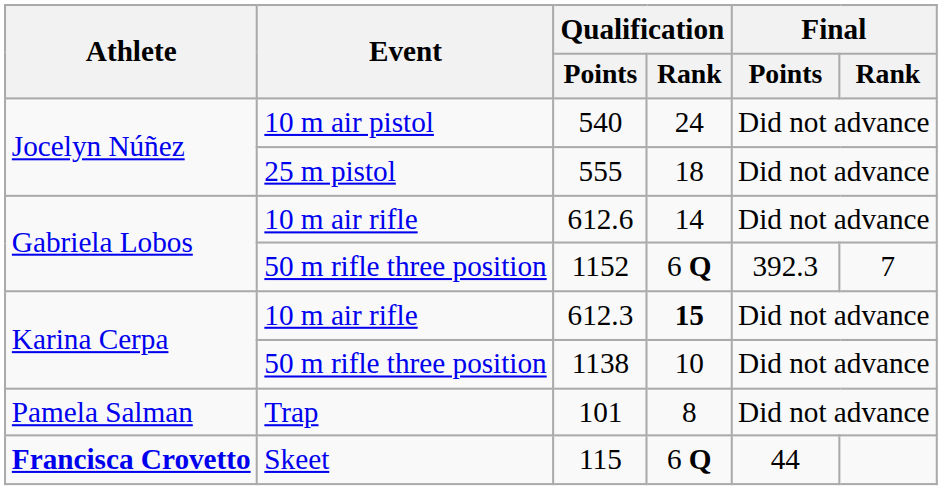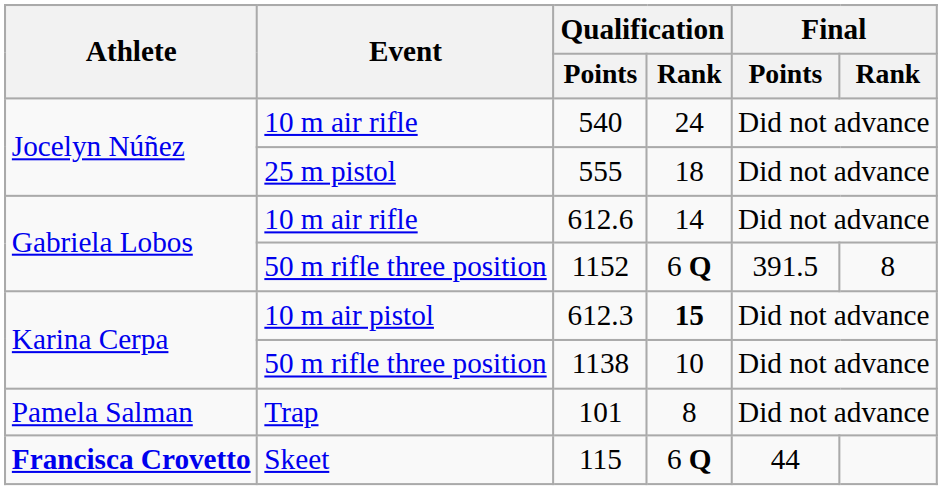(349, 122) 10 m air pistol -> (341, 122) 10 m air rifle
(785, 267) 392.3 -> (785, 267) 391.5
(888, 267) 7 -> (888, 267) 8
(341, 315) 10 m air rifle -> (349, 315) 10 m air pistol
